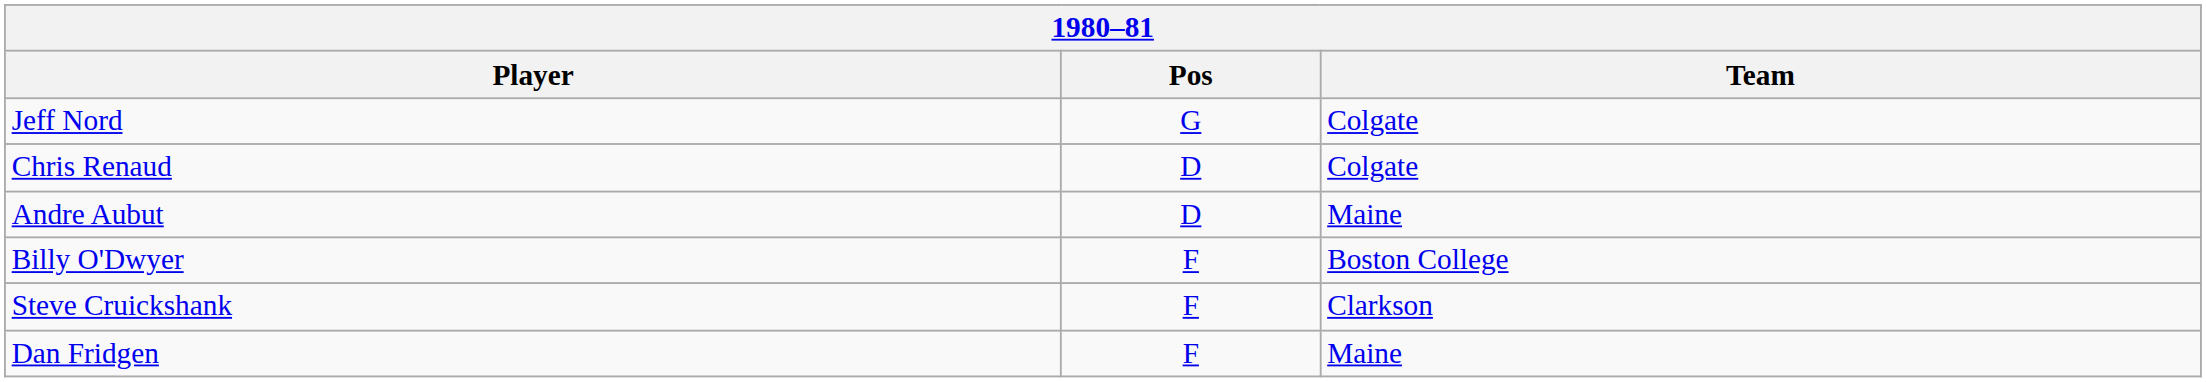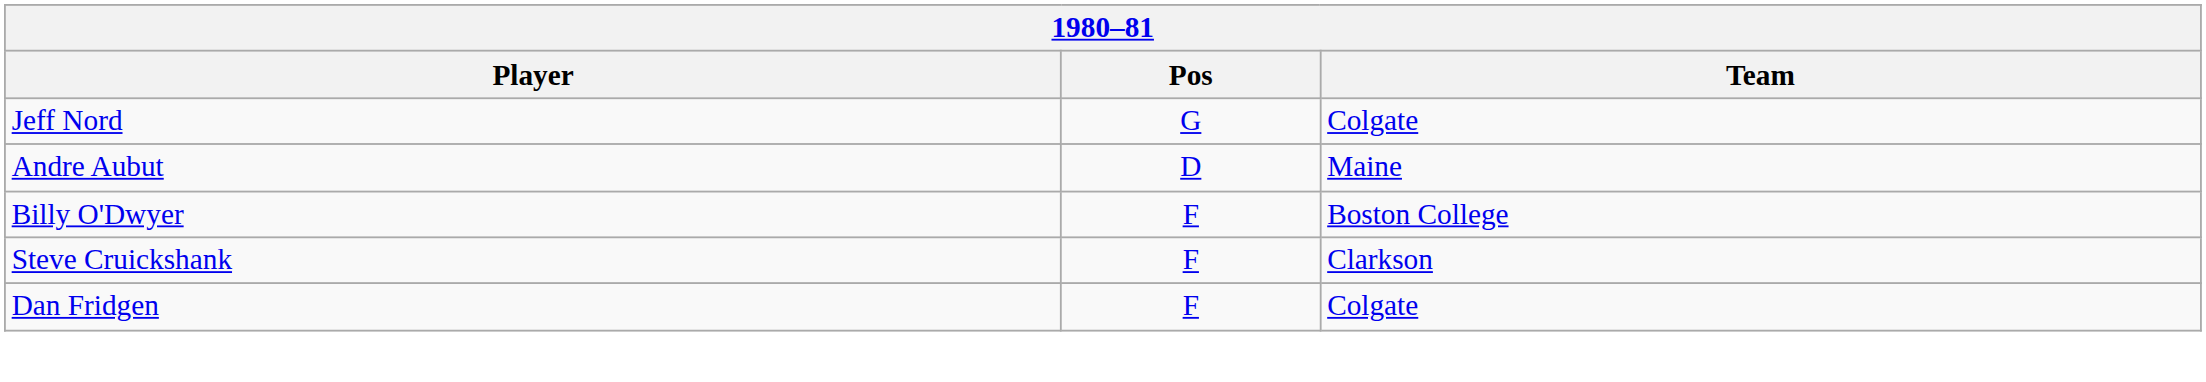- row: (92, 167)
(1365, 352) Maine -> (1373, 306) Colgate
